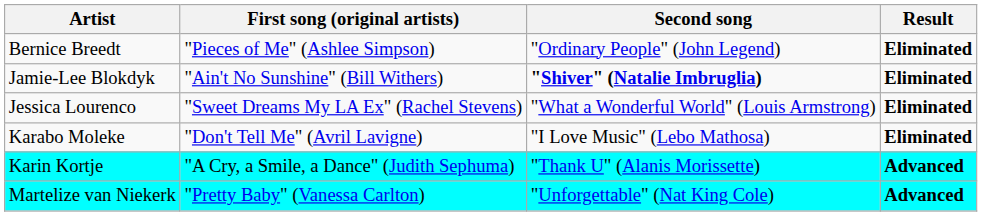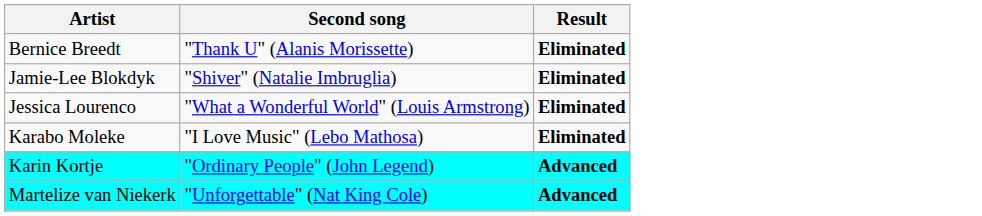- column: (353, 19)
(656, 48) "Ordinary People" (John Legend) -> (299, 48) "Thank U" (Alanis Morissette)
(646, 78) bold -> (290, 78) normal
(645, 166) "Thank U" (Alanis Morissette) -> (309, 166) "Ordinary People" (John Legend)
